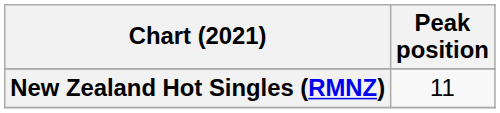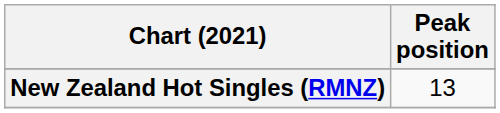(442, 88) 11 -> (442, 88) 13
